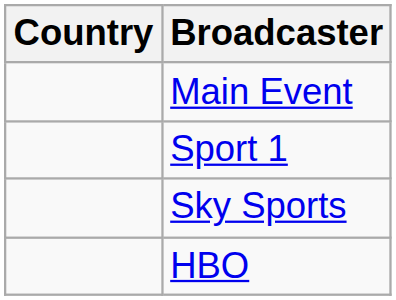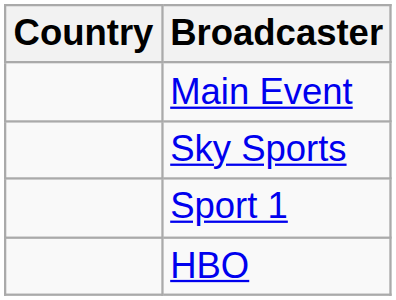rows swapped: (229, 149) <-> (258, 206)
